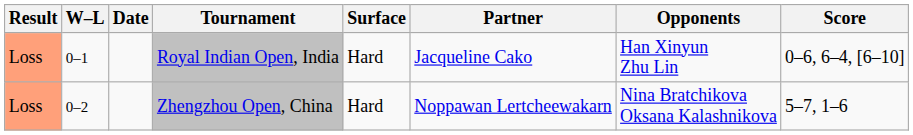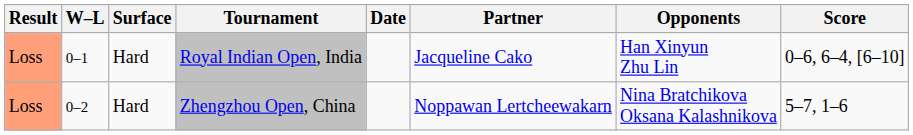columns swapped: (131, 18) <-> (377, 18)
